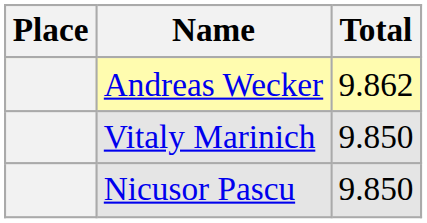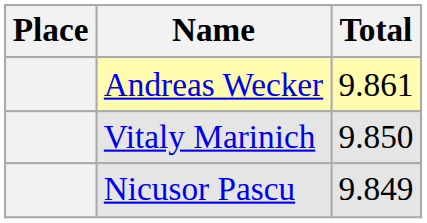(376, 83) 9.862 -> (376, 83) 9.861
(376, 189) 9.850 -> (376, 189) 9.849
